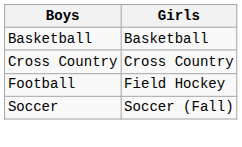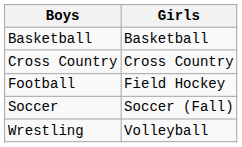+ row: (46, 130)
